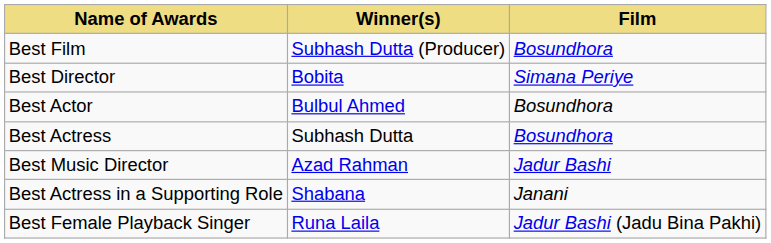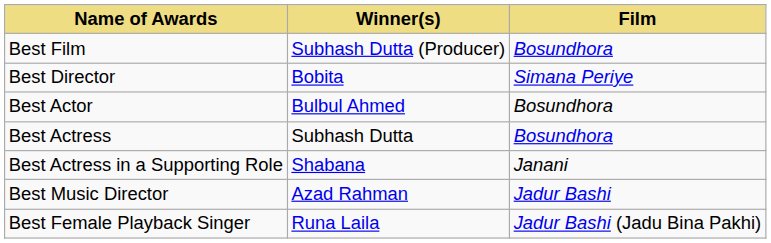rows swapped: (146, 194) <-> (89, 164)
